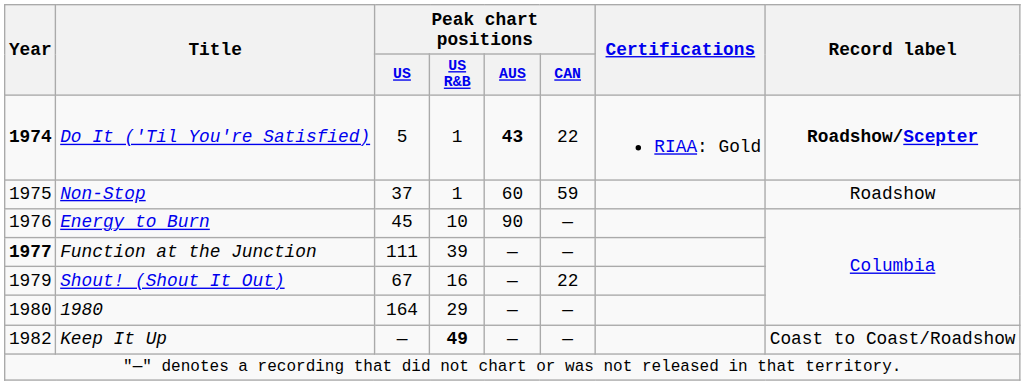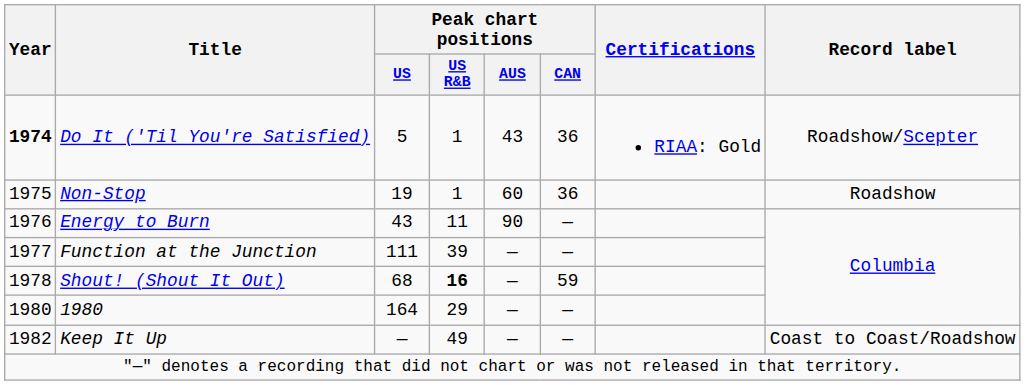(512, 137) bold -> (512, 137) normal
(568, 137) 22 -> (568, 137) 36
(893, 137) bold -> (893, 137) normal
(402, 194) 37 -> (402, 194) 19
(568, 194) 59 -> (568, 194) 36
(402, 223) 45 -> (402, 223) 43
(457, 223) 10 -> (457, 223) 11
(30, 252) bold -> (30, 252) normal
(30, 281) 1979 -> (30, 281) 1978
(402, 281) 67 -> (402, 281) 68
(457, 281) normal -> (457, 281) bold
(568, 281) 22 -> (568, 281) 59
(457, 339) bold -> (457, 339) normal
